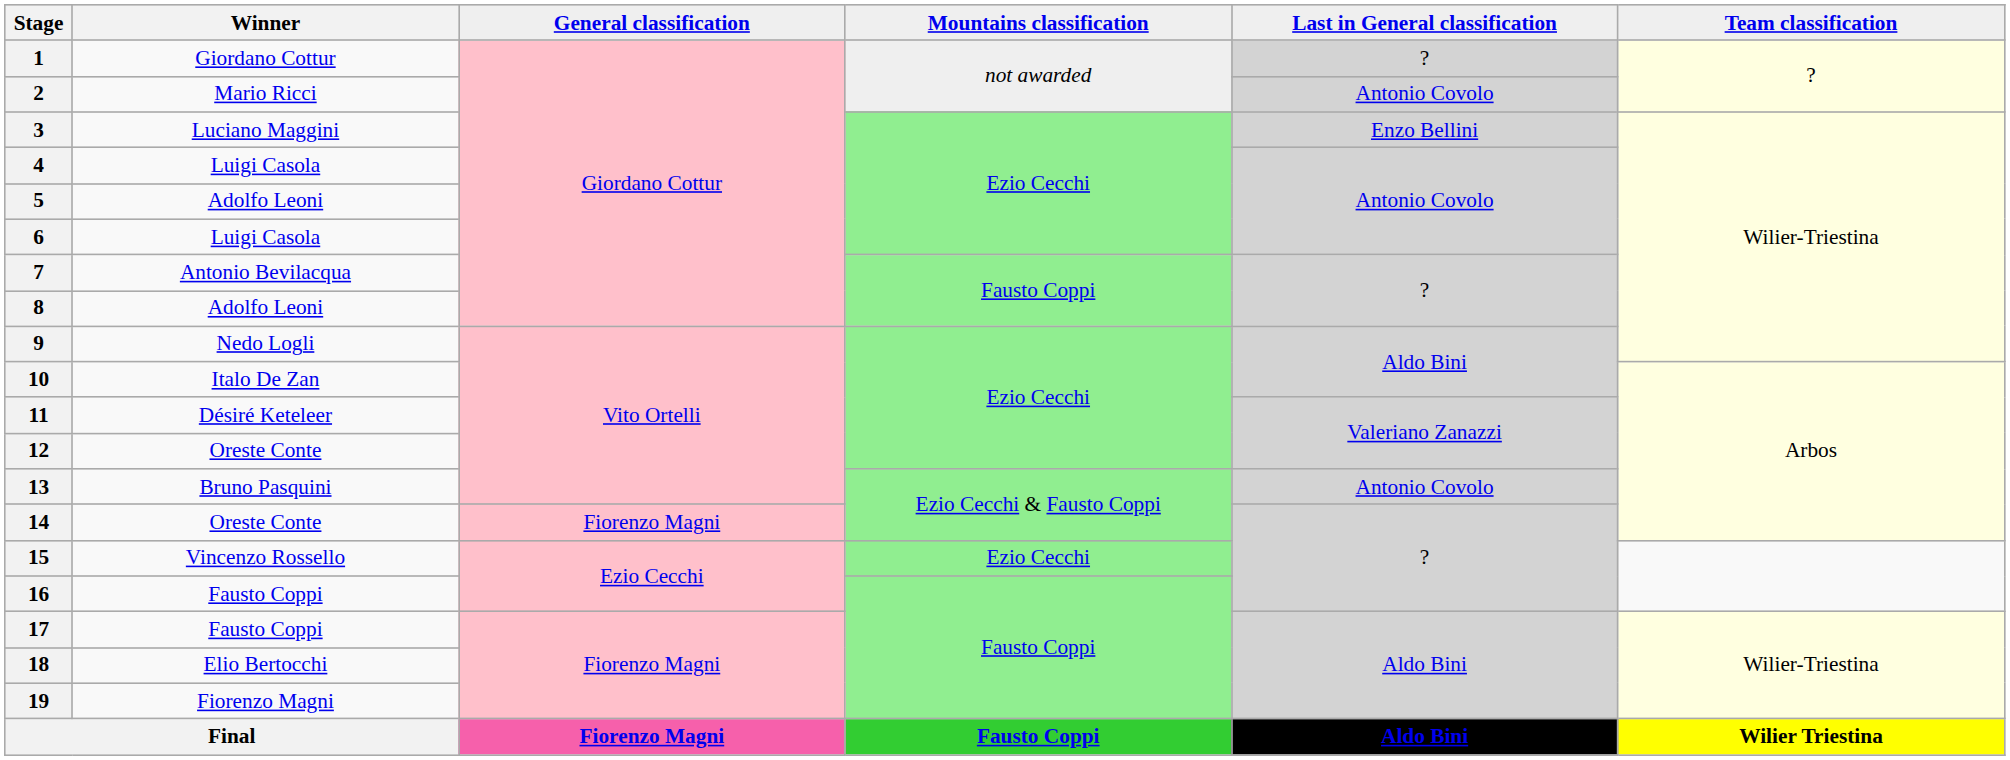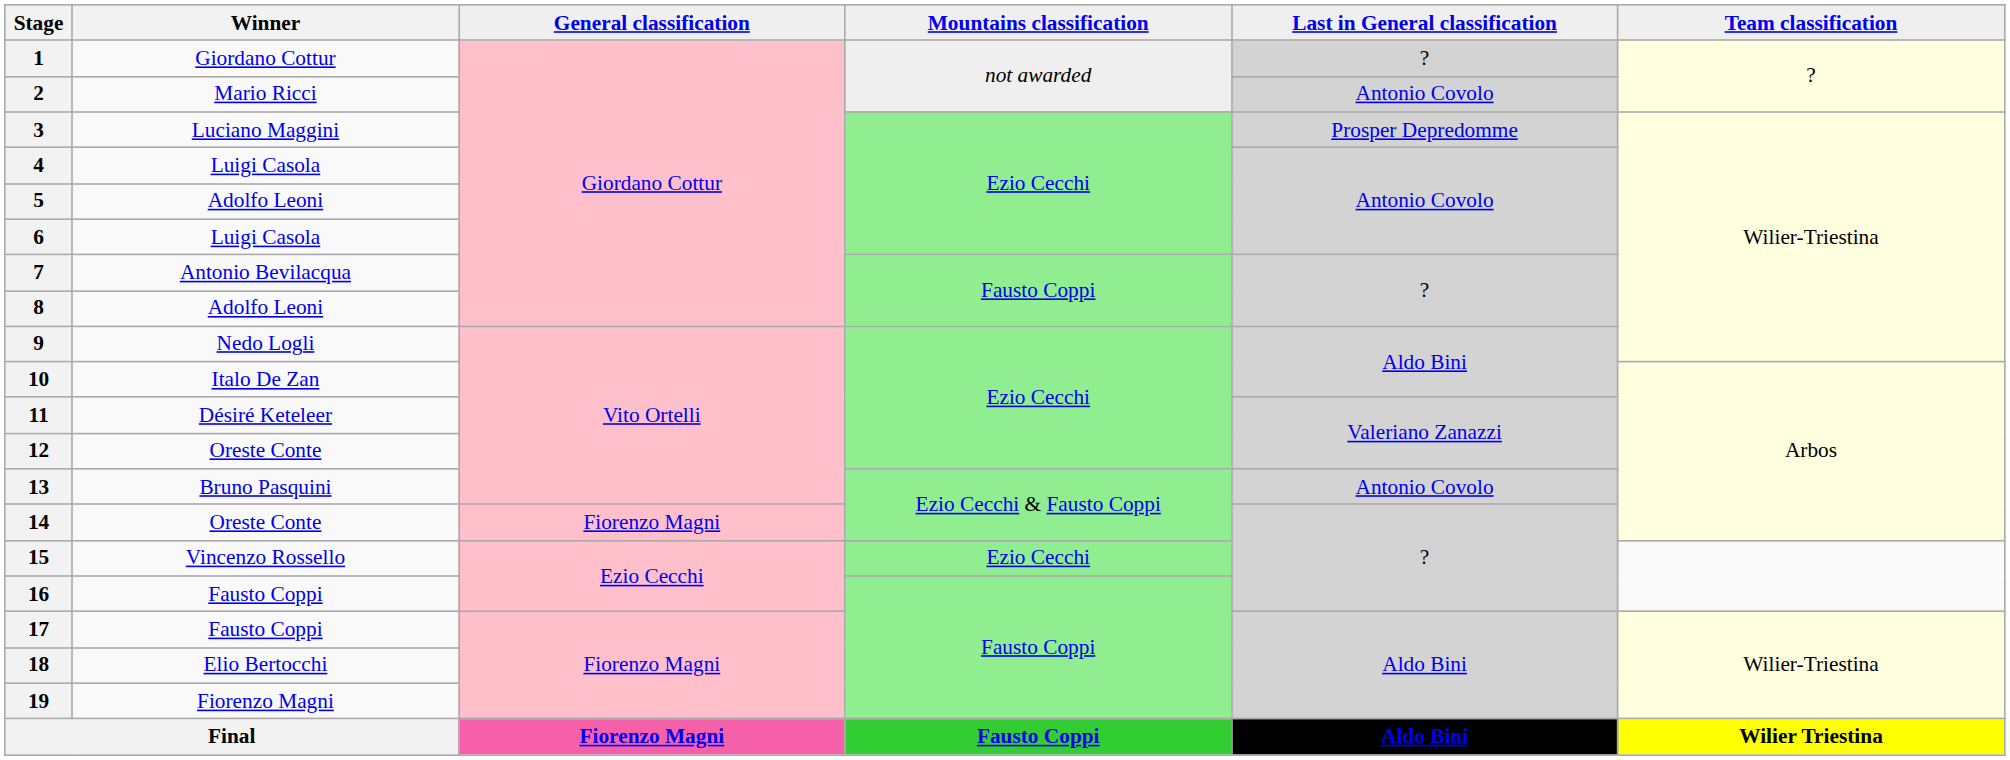(1425, 129) Enzo Bellini -> (1425, 129) Prosper Depredomme
